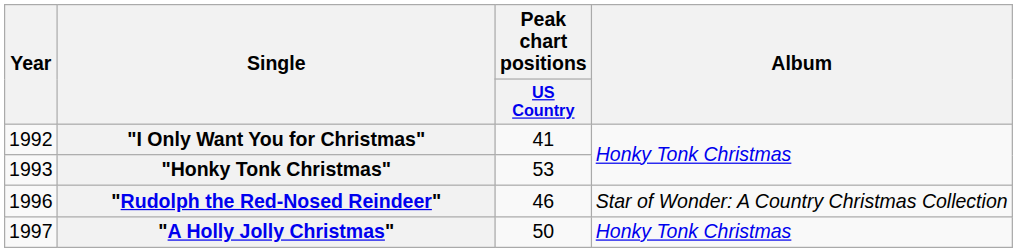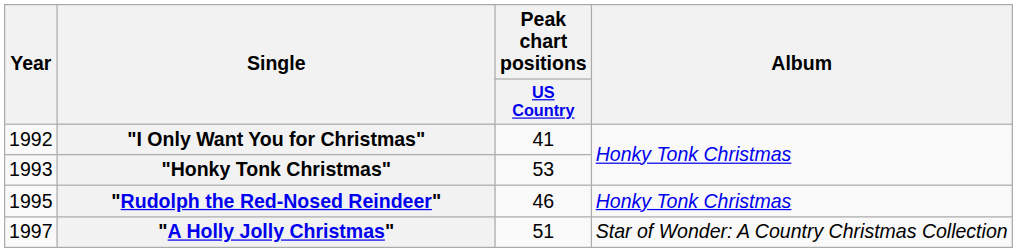(31, 201) 1996 -> (31, 201) 1995
(802, 201) Star of Wonder: A Country Christmas Collection -> (694, 201) Honky Tonk Christmas
(543, 232) 50 -> (543, 232) 51
(694, 232) Honky Tonk Christmas -> (802, 232) Star of Wonder: A Country Christmas Collection
